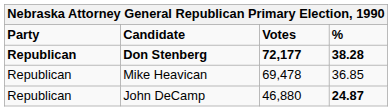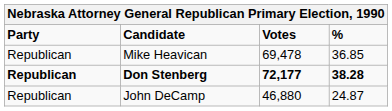rows swapped: (165, 55) <-> (165, 75)
(348, 95) bold -> (348, 95) normal
